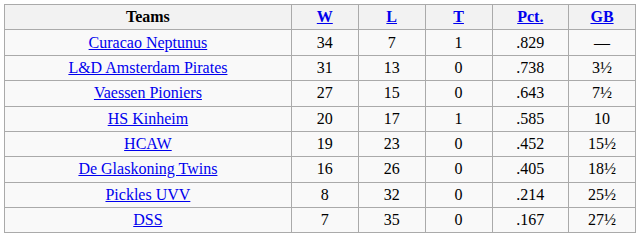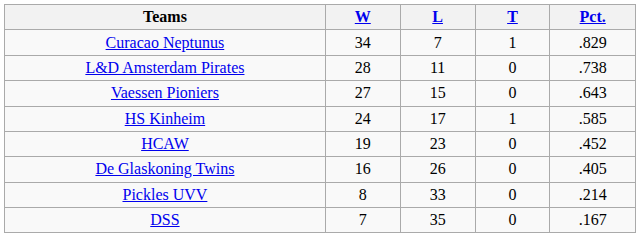- column: (602, 17)
(325, 67) 31 -> (363, 67) 28
(392, 67) 13 -> (438, 67) 11
(325, 118) 20 -> (363, 118) 24
(392, 194) 32 -> (438, 194) 33
